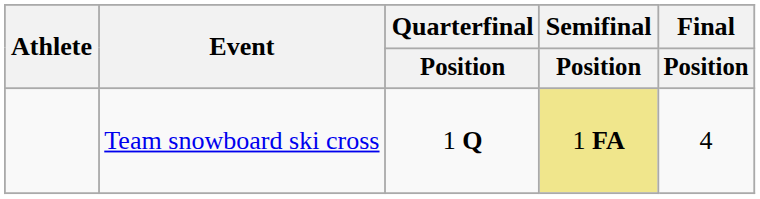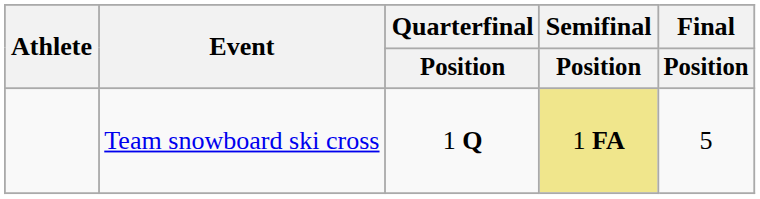(706, 140) 4 -> (706, 140) 5
